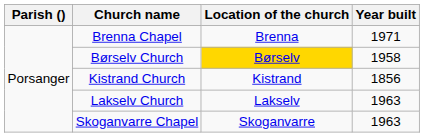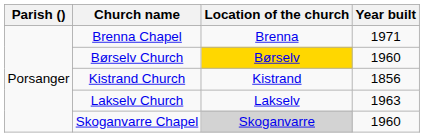(386, 57) 1958 -> (386, 57) 1960
(277, 121) no background -> (277, 121) lightgrey background
(386, 121) 1963 -> (386, 121) 1960
